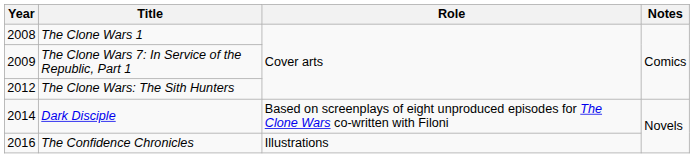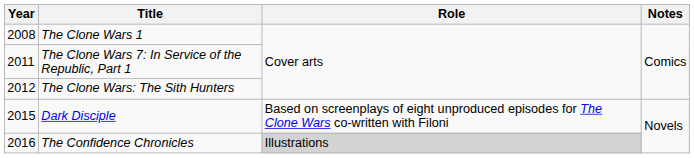(21, 61) 2009 -> (21, 61) 2011
(21, 116) 2014 -> (21, 116) 2015
(297, 143) no background -> (297, 143) lightgrey background
